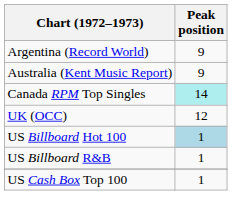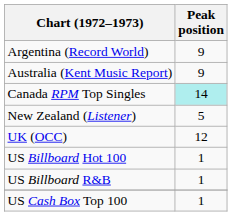+ row: (72, 115)
(201, 136) lightblue background -> (201, 158) no background
